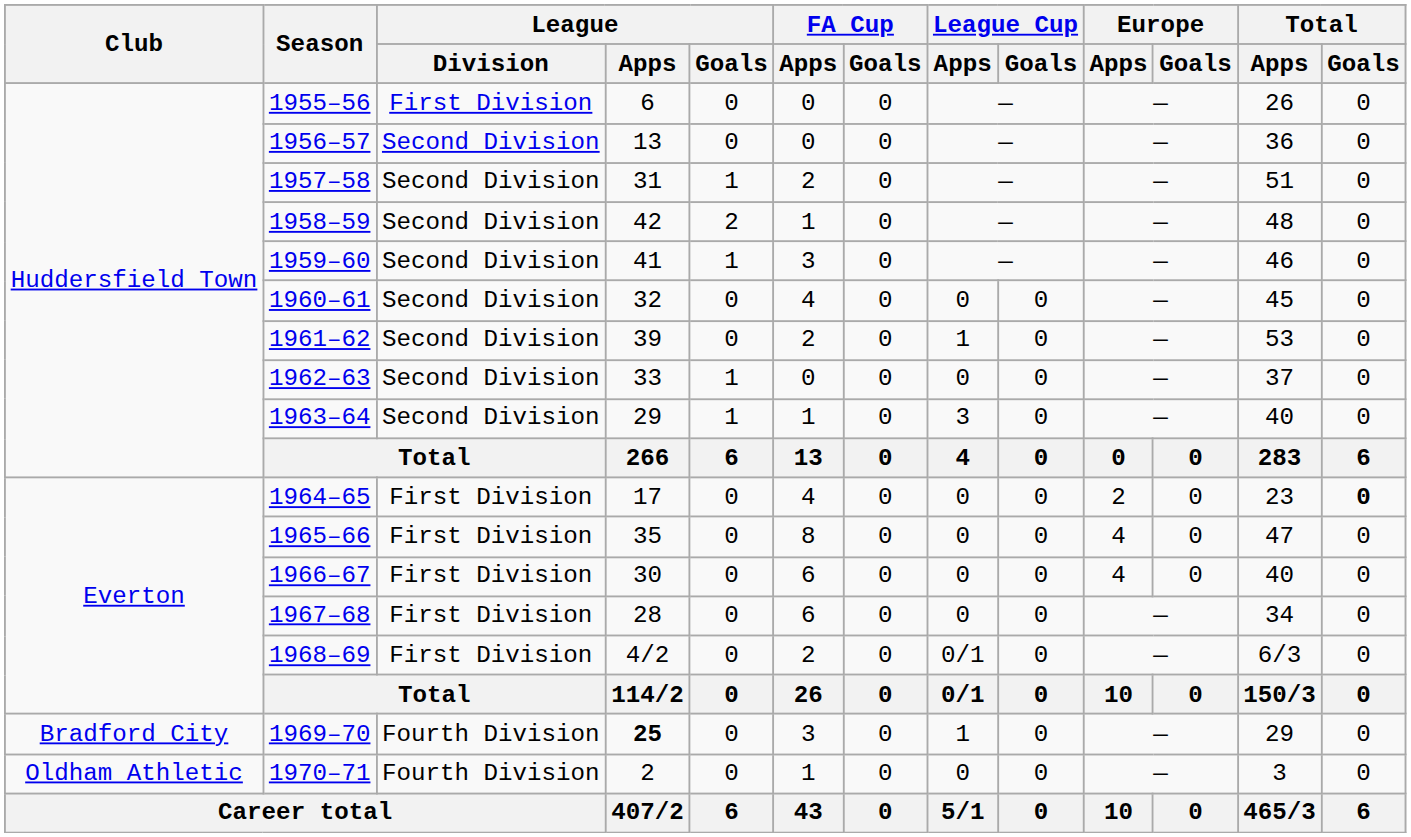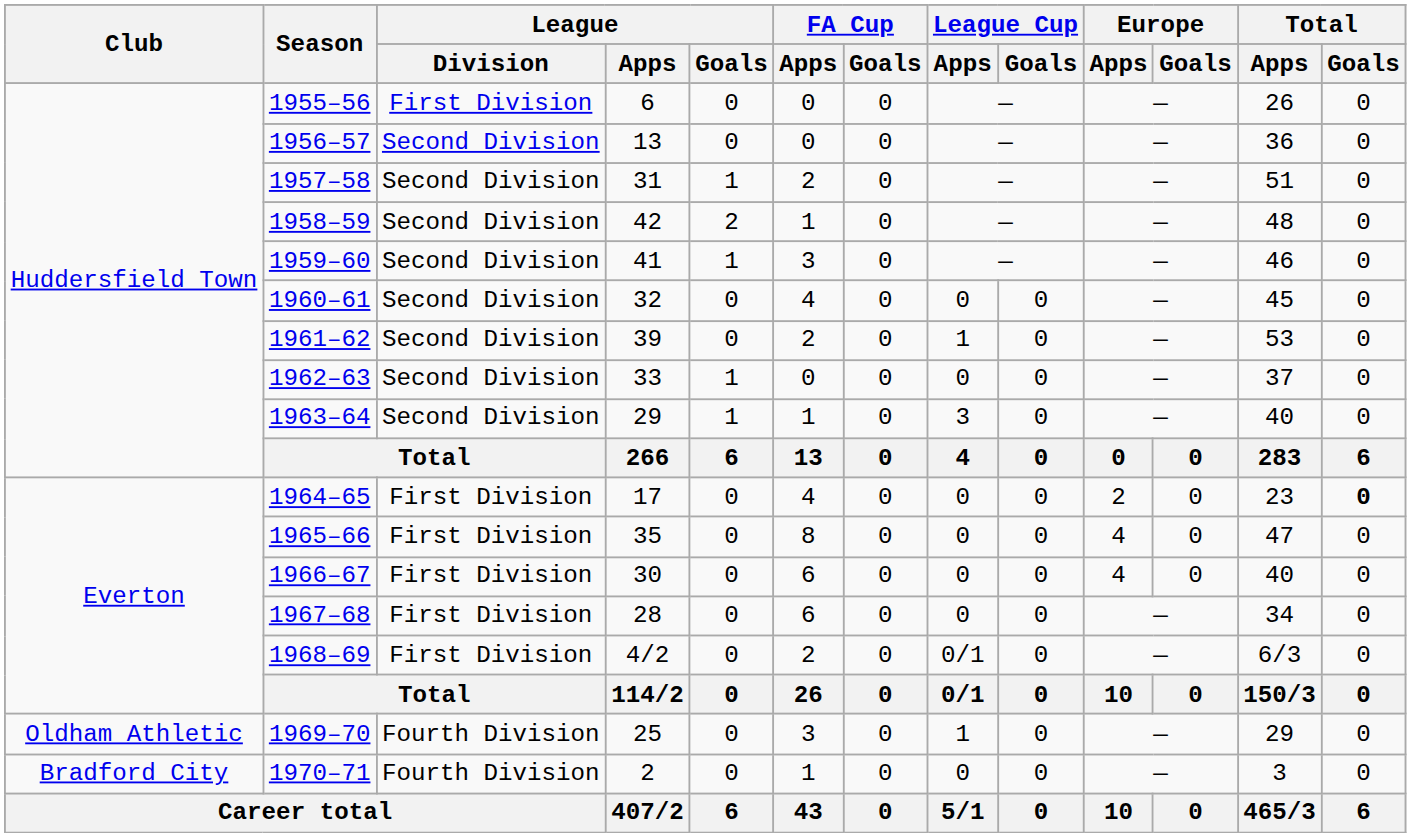(134, 734) Bradford City -> (134, 734) Oldham Athletic
(647, 734) bold -> (647, 734) normal
(134, 773) Oldham Athletic -> (134, 773) Bradford City
